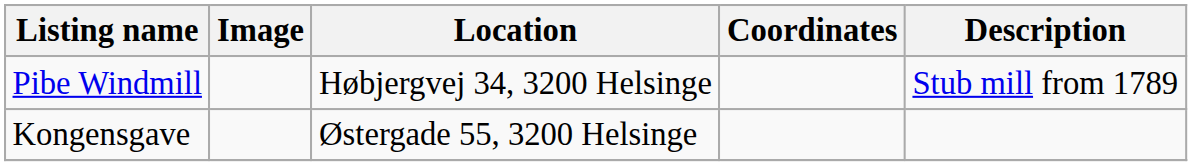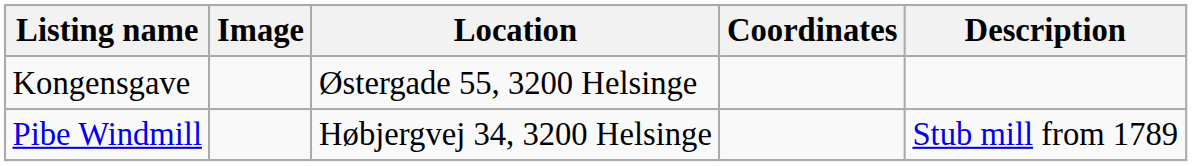rows swapped: (101, 133) <-> (107, 82)
